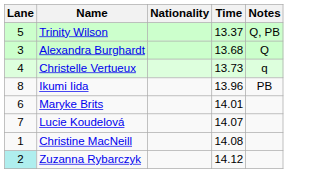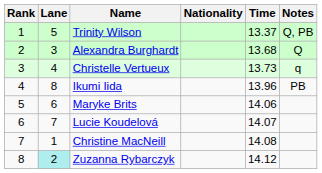+ column: (21, 13)
(229, 104) 14.01 -> (262, 104) 14.06
